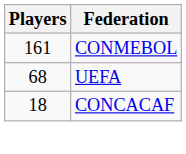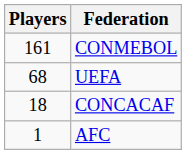+ row: (93, 134)
